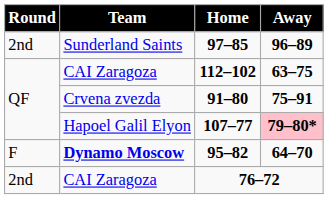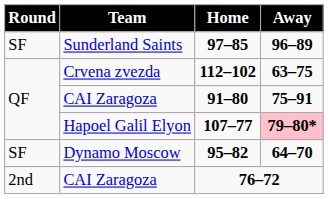(21, 45) 2nd -> (17, 45) SF
(110, 72) CAI Zaragoza -> (112, 72) Crvena zvezda
(112, 99) Crvena zvezda -> (110, 99) CAI Zaragoza
(13, 153) F -> (17, 153) SF
(124, 153) bold -> (122, 153) normal
